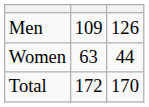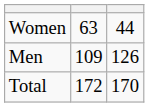rows swapped: (26, 27) <-> (37, 57)
